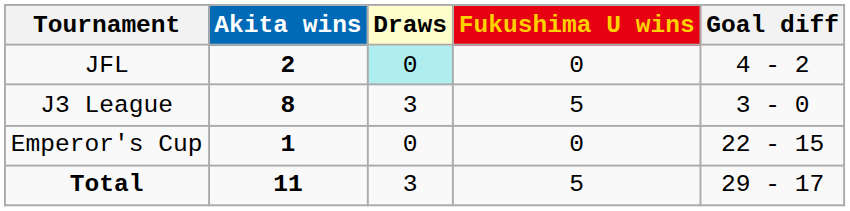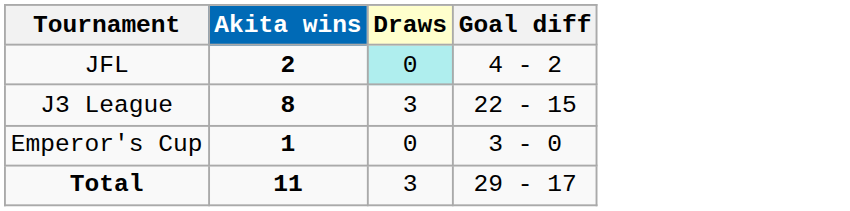- column: (577, 25)
(773, 105) 3 - 0 -> (525, 105) 22 - 15
(773, 145) 22 - 15 -> (525, 145) 3 - 0
